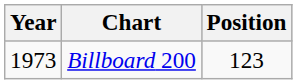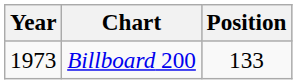(247, 59) 123 -> (247, 59) 133
